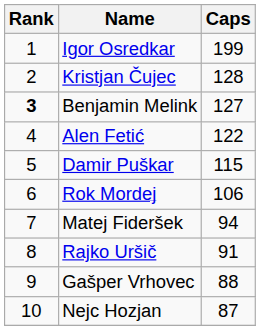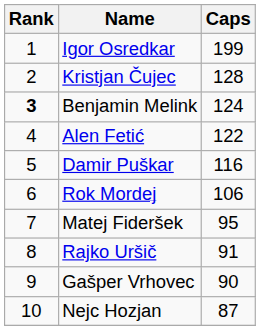(228, 106) 127 -> (228, 106) 124
(228, 164) 115 -> (228, 164) 116
(228, 223) 94 -> (228, 223) 95
(228, 281) 88 -> (228, 281) 90
